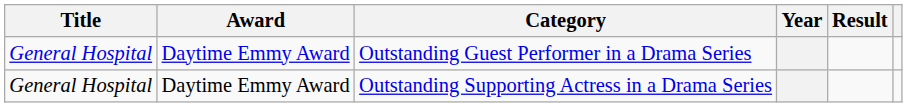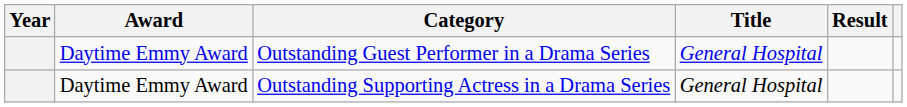columns swapped: (802, 20) <-> (81, 20)
